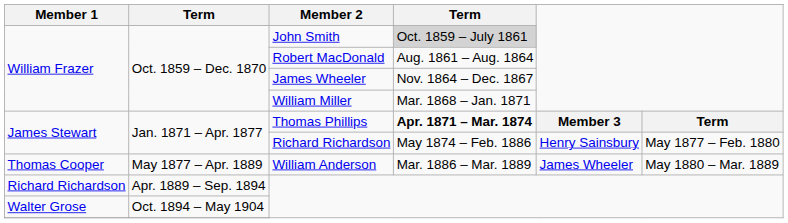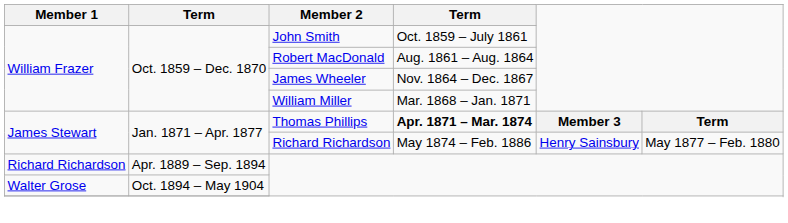(462, 36) lightgrey background -> (462, 36) no background
- row: (56, 164)
